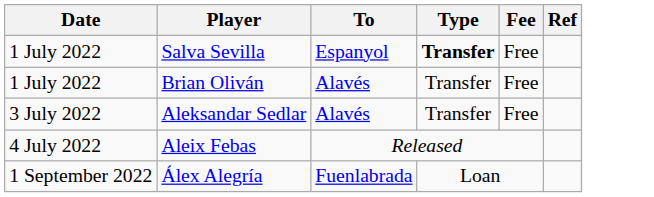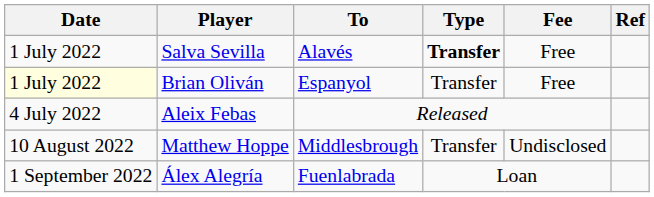(352, 51) Espanyol -> (325, 51) Alavés
(55, 82) no background -> (55, 82) lightyellow background
(343, 82) Alavés -> (334, 82) Espanyol
- row: (234, 113)
+ row: (225, 144)
